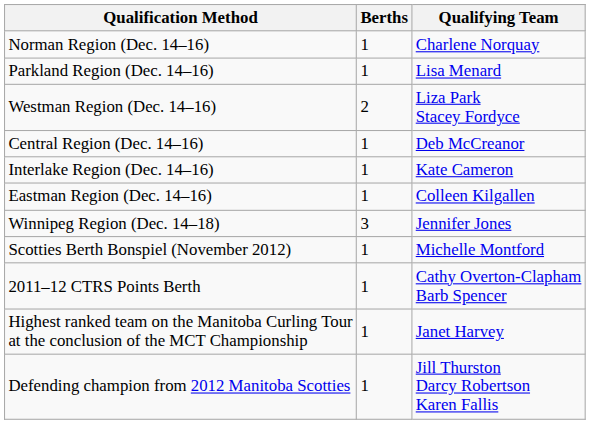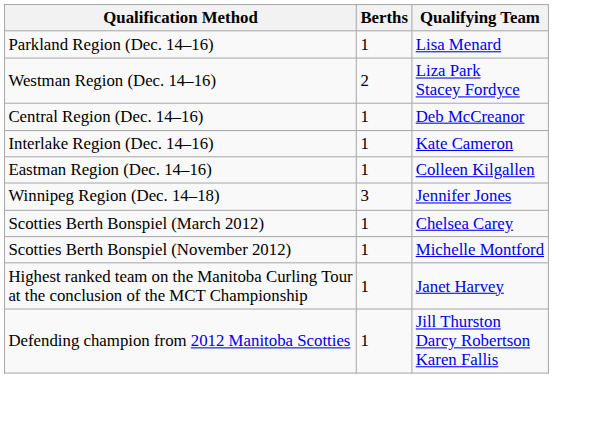- row: (109, 44)
+ row: (136, 223)
- row: (104, 285)
